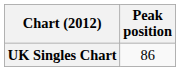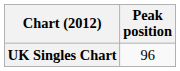(148, 54) 86 -> (148, 54) 96
